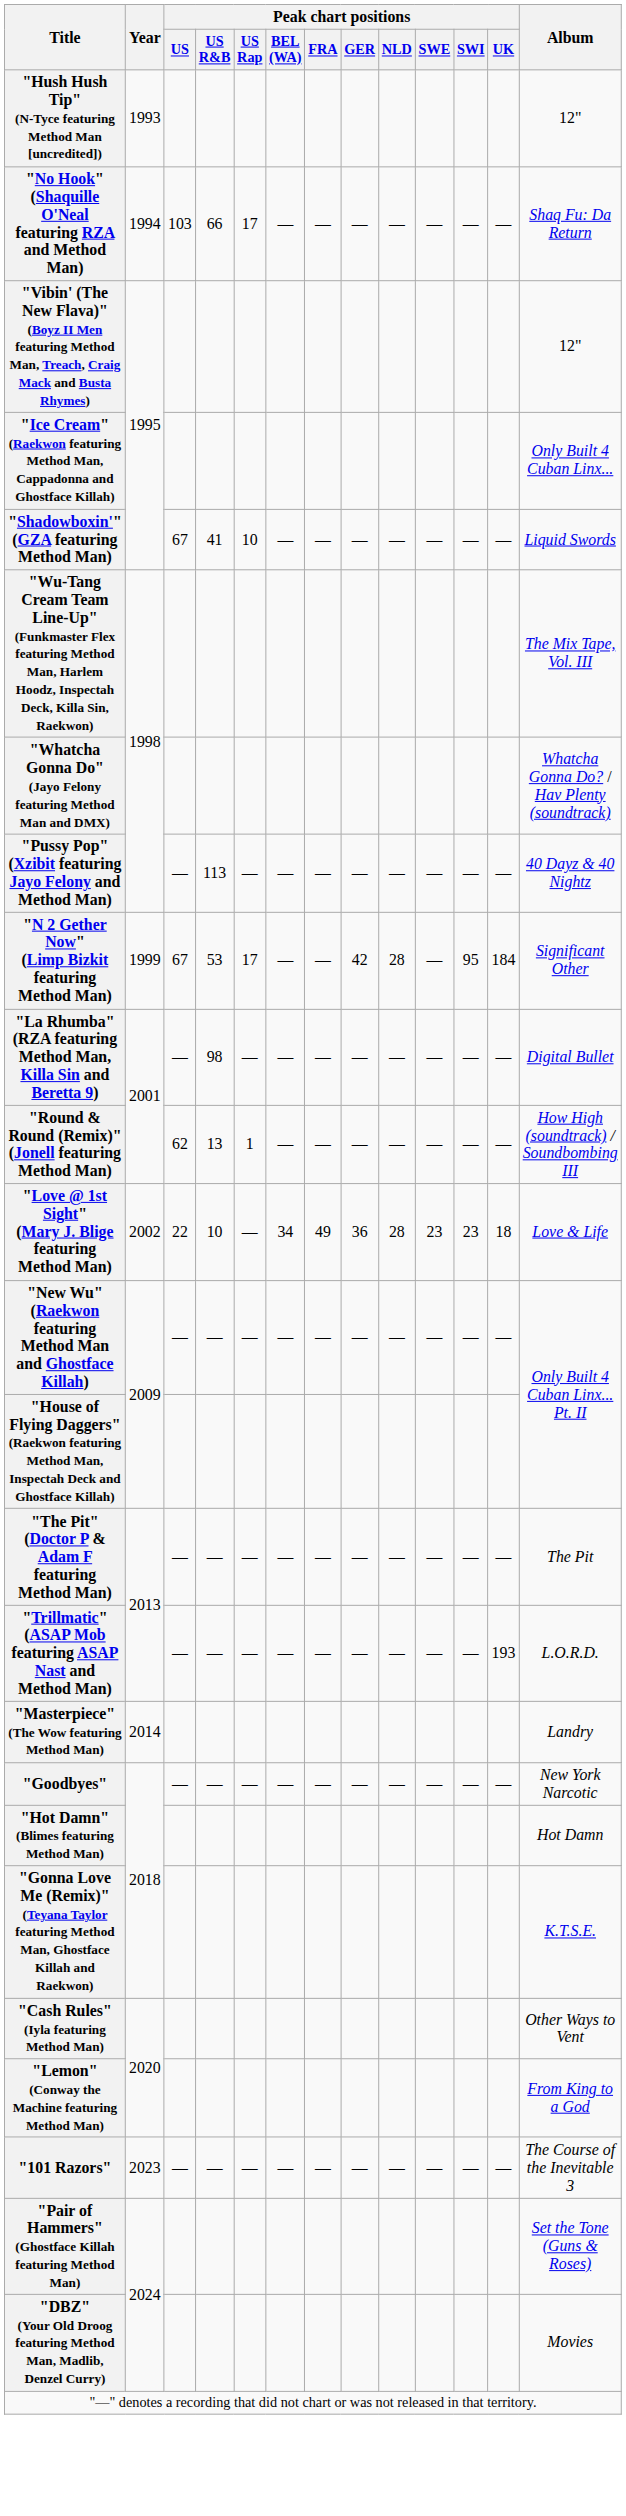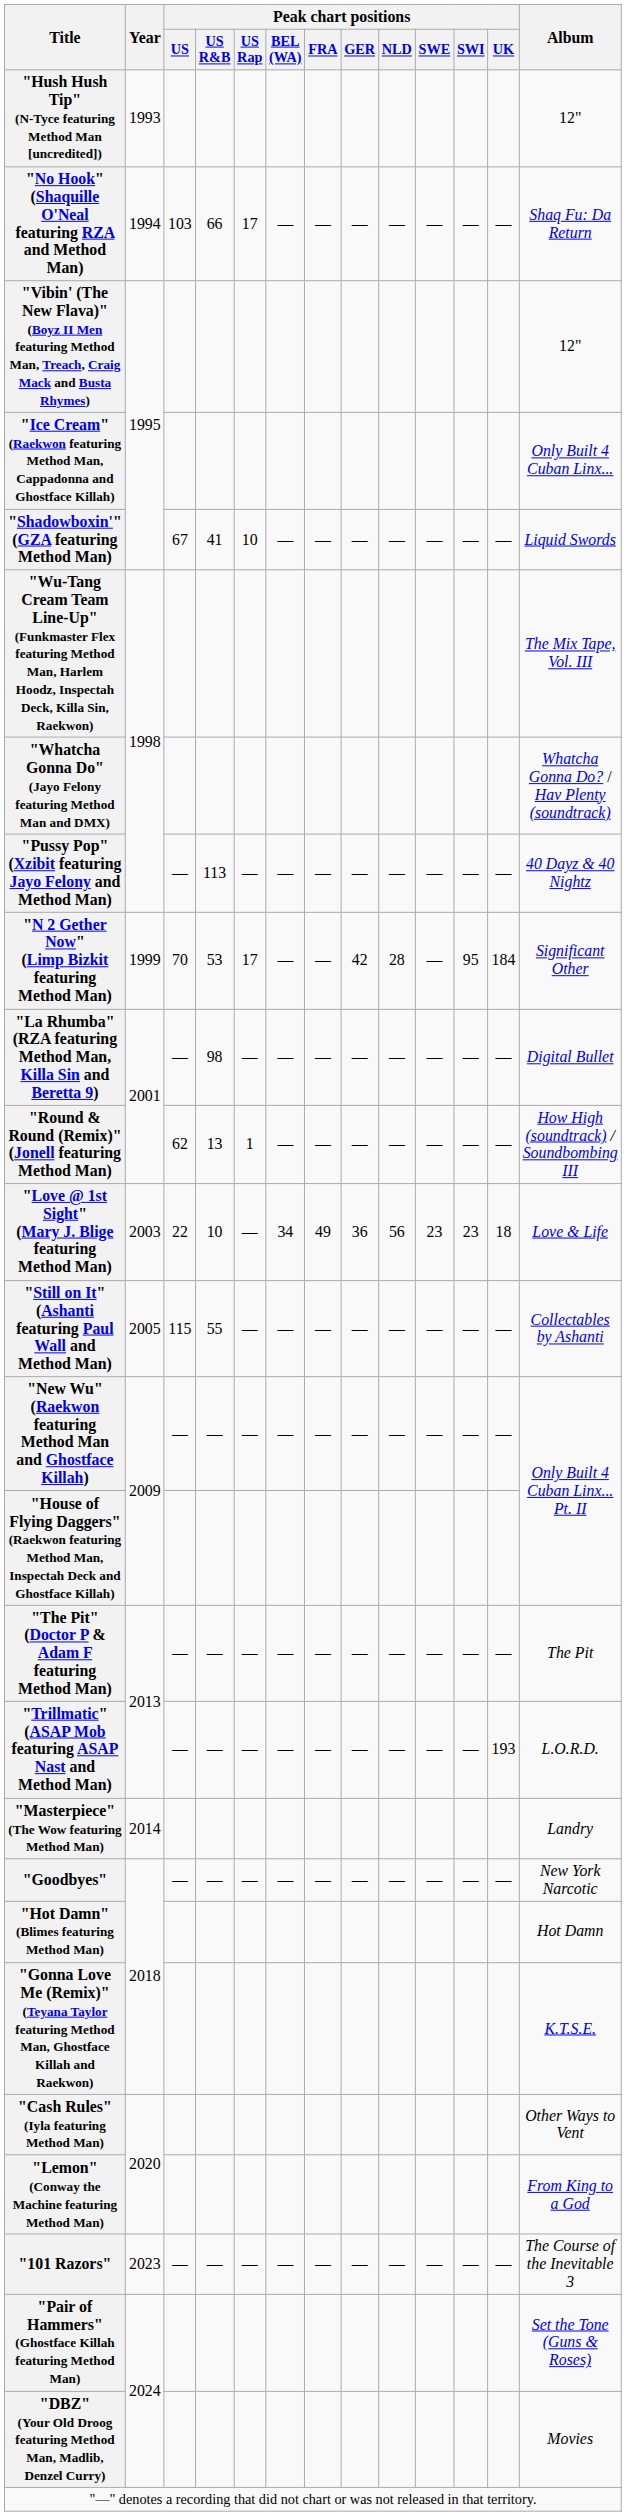(180, 960) 67 -> (180, 960) 70
(145, 1232) 2002 -> (145, 1232) 2003
(397, 1232) 28 -> (397, 1232) 56
+ row: (65, 1328)
